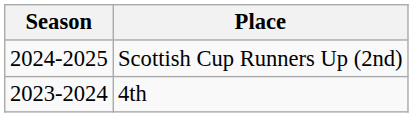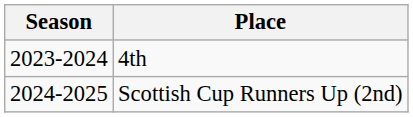rows swapped: (132, 93) <-> (260, 58)
